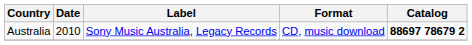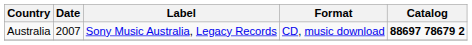(68, 31) 2010 -> (68, 31) 2007
